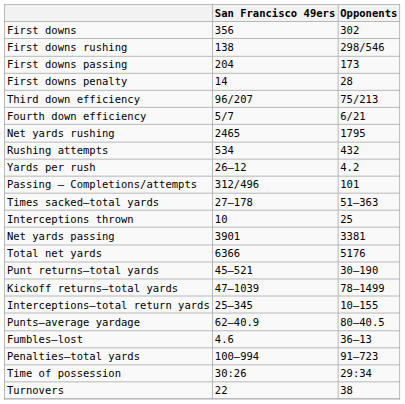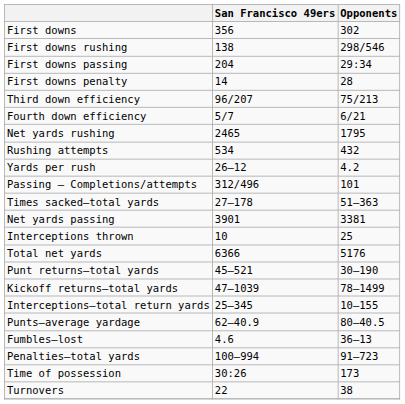(350, 64) 173 -> (356, 64) 29:34
rows swapped: (70, 219) <-> (61, 236)
(356, 373) 29:34 -> (350, 373) 173
